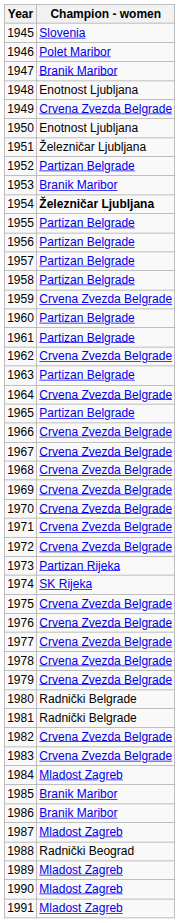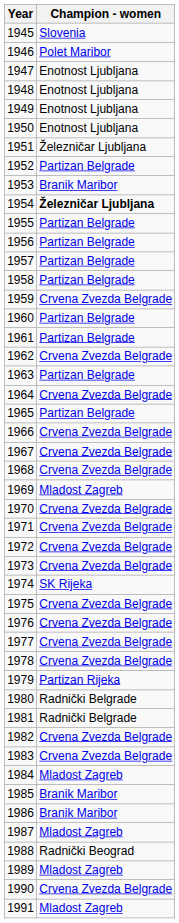(78, 71) Branik Maribor -> (89, 71) Enotnost Ljubljana
(106, 109) Crvena Zvezda Belgrade -> (89, 109) Enotnost Ljubljana
(106, 489) Crvena Zvezda Belgrade -> (81, 489) Mladost Zagreb
(80, 565) Partizan Rijeka -> (106, 565) Crvena Zvezda Belgrade
(106, 680) Crvena Zvezda Belgrade -> (80, 680) Partizan Rijeka
(81, 889) Mladost Zagreb -> (106, 889) Crvena Zvezda Belgrade
